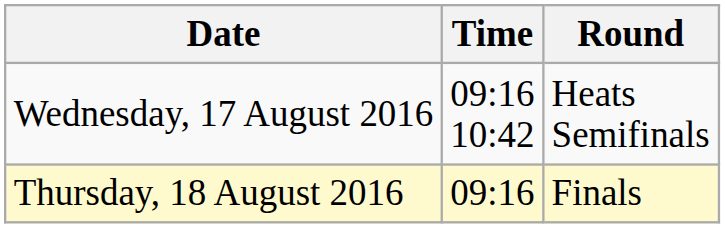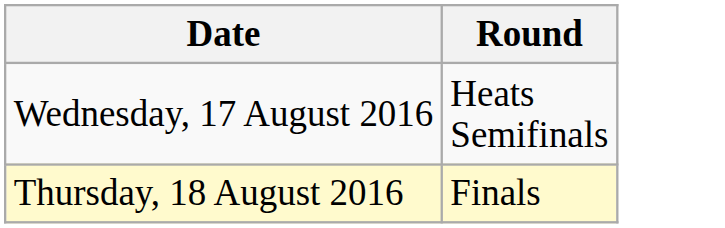- column: (492, 33)
